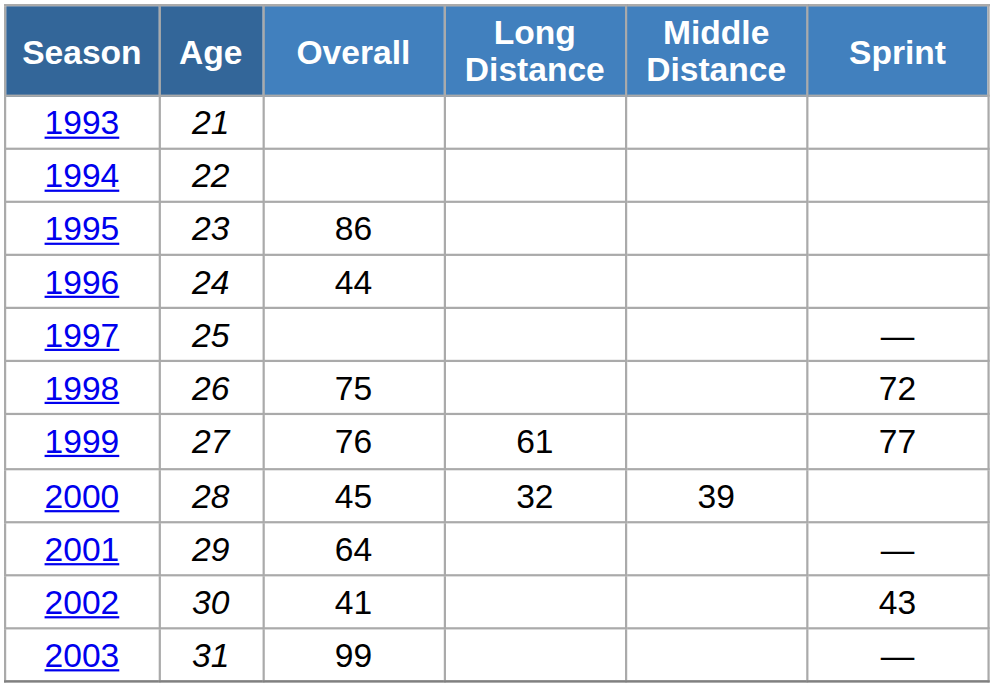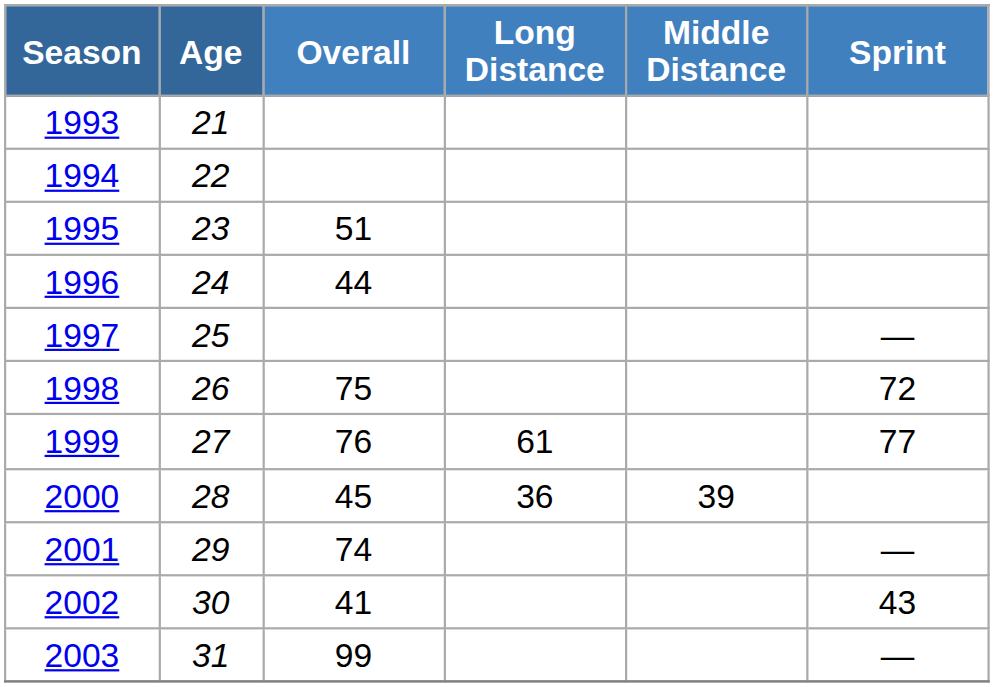(353, 229) 86 -> (353, 229) 51
(535, 495) 32 -> (535, 495) 36
(353, 548) 64 -> (353, 548) 74
